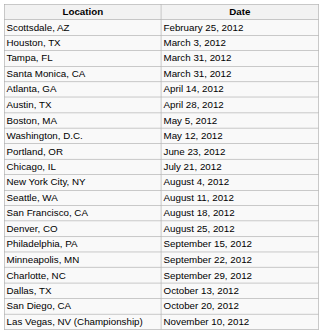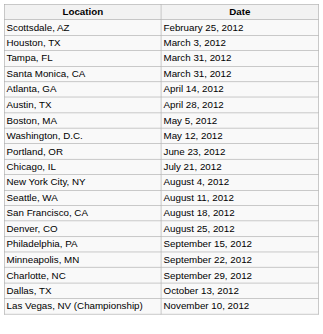- row: (39, 306)
